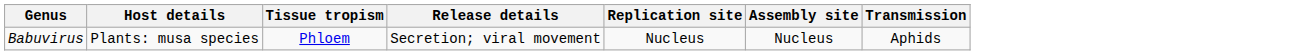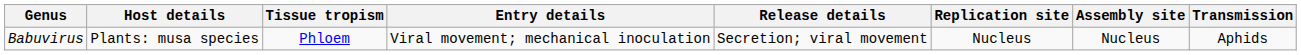+ column: (550, 16)
